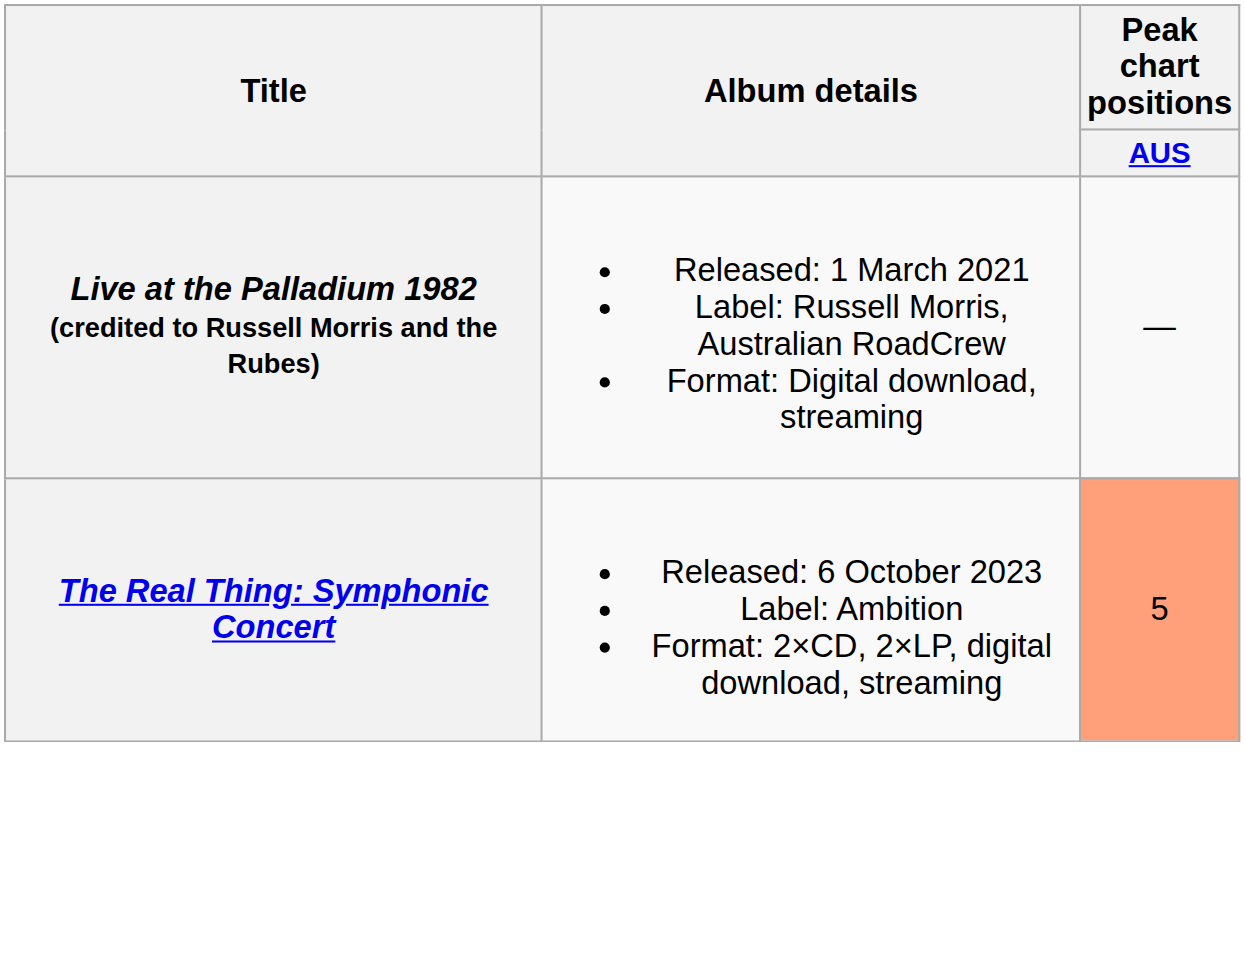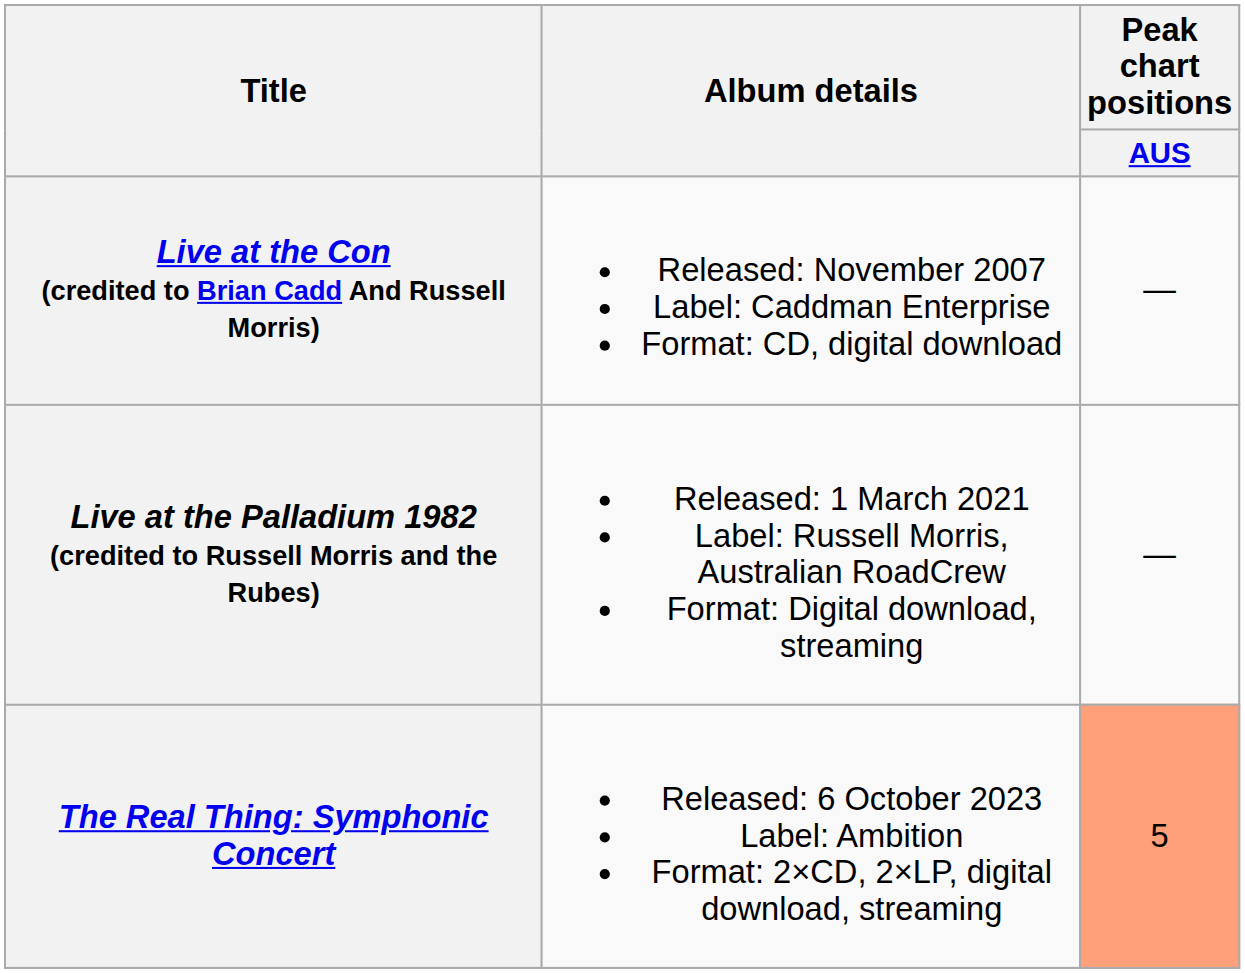+ row: (274, 289)
